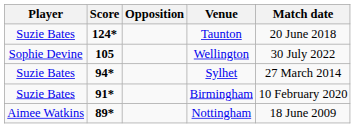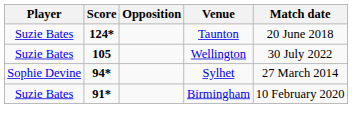(46, 53) Sophie Devine -> (44, 53) Suzie Bates
(46, 73) Suzie Bates -> (44, 73) Sophie Devine
- row: (221, 113)
